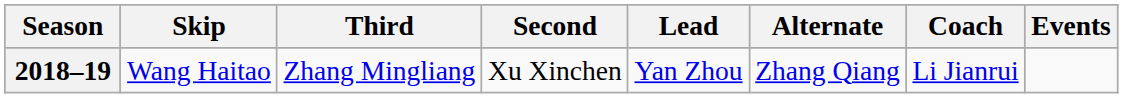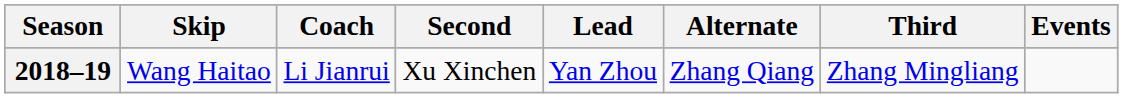columns swapped: (379, 26) <-> (966, 26)
